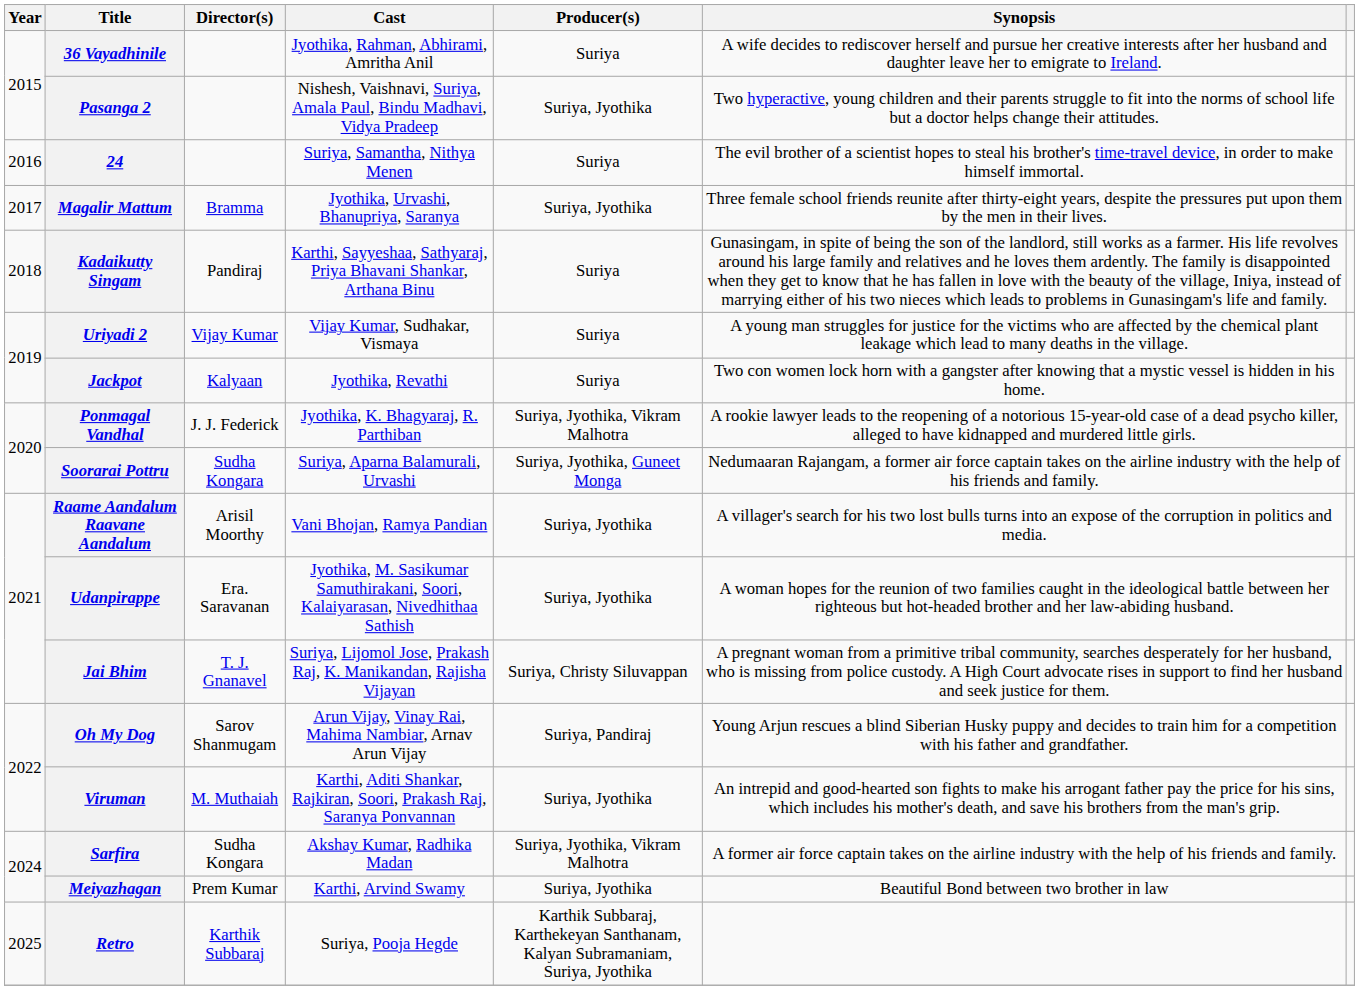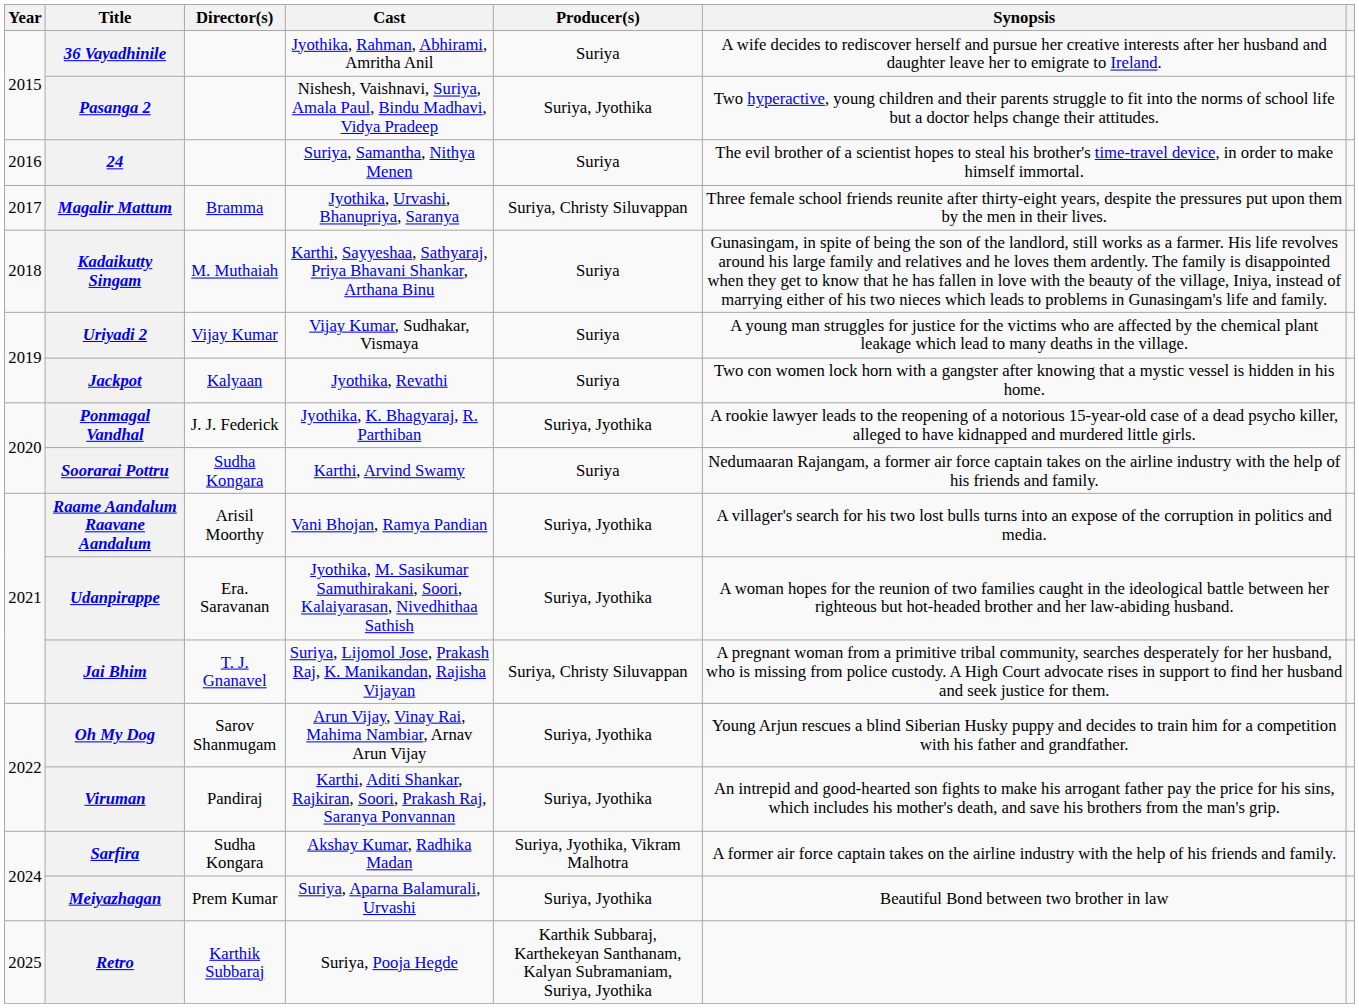(598, 207) Suriya, Jyothika -> (598, 207) Suriya, Christy Siluvappan
(235, 271) Pandiraj -> (235, 271) M. Muthaiah
(598, 425) Suriya, Jyothika, Vikram Malhotra -> (598, 425) Suriya, Jyothika
(389, 470) Suriya, Aparna Balamurali, Urvashi -> (389, 470) Karthi, Arvind Swamy
(598, 470) Suriya, Jyothika, Guneet Monga -> (598, 470) Suriya
(598, 735) Suriya, Pandiraj -> (598, 735) Suriya, Jyothika
(235, 798) M. Muthaiah -> (235, 798) Pandiraj
(389, 889) Karthi, Arvind Swamy -> (389, 898) Suriya, Aparna Balamurali, Urvashi
